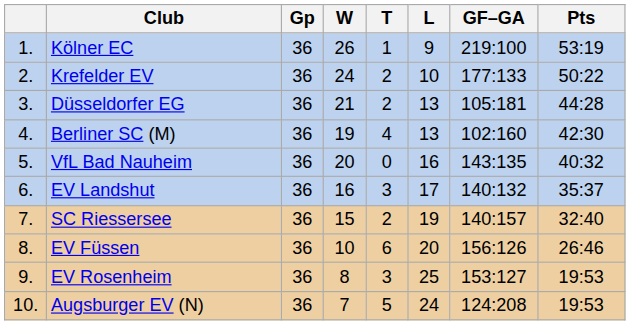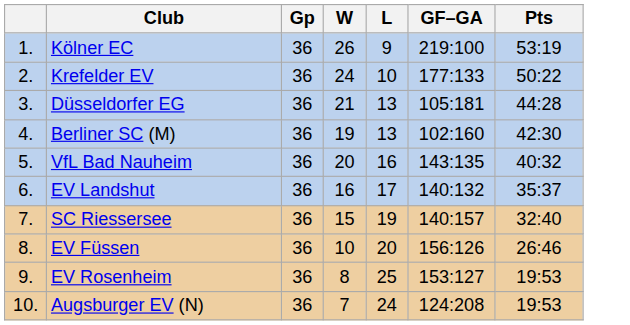- column: (387, 18)
